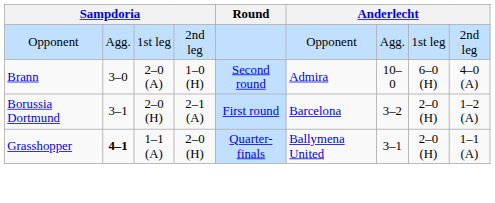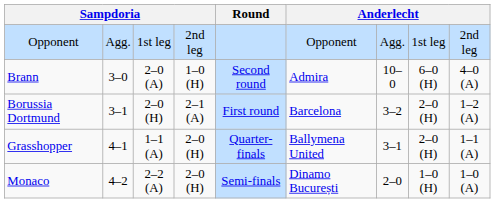(118, 146) bold -> (118, 146) normal
+ row: (28, 180)
